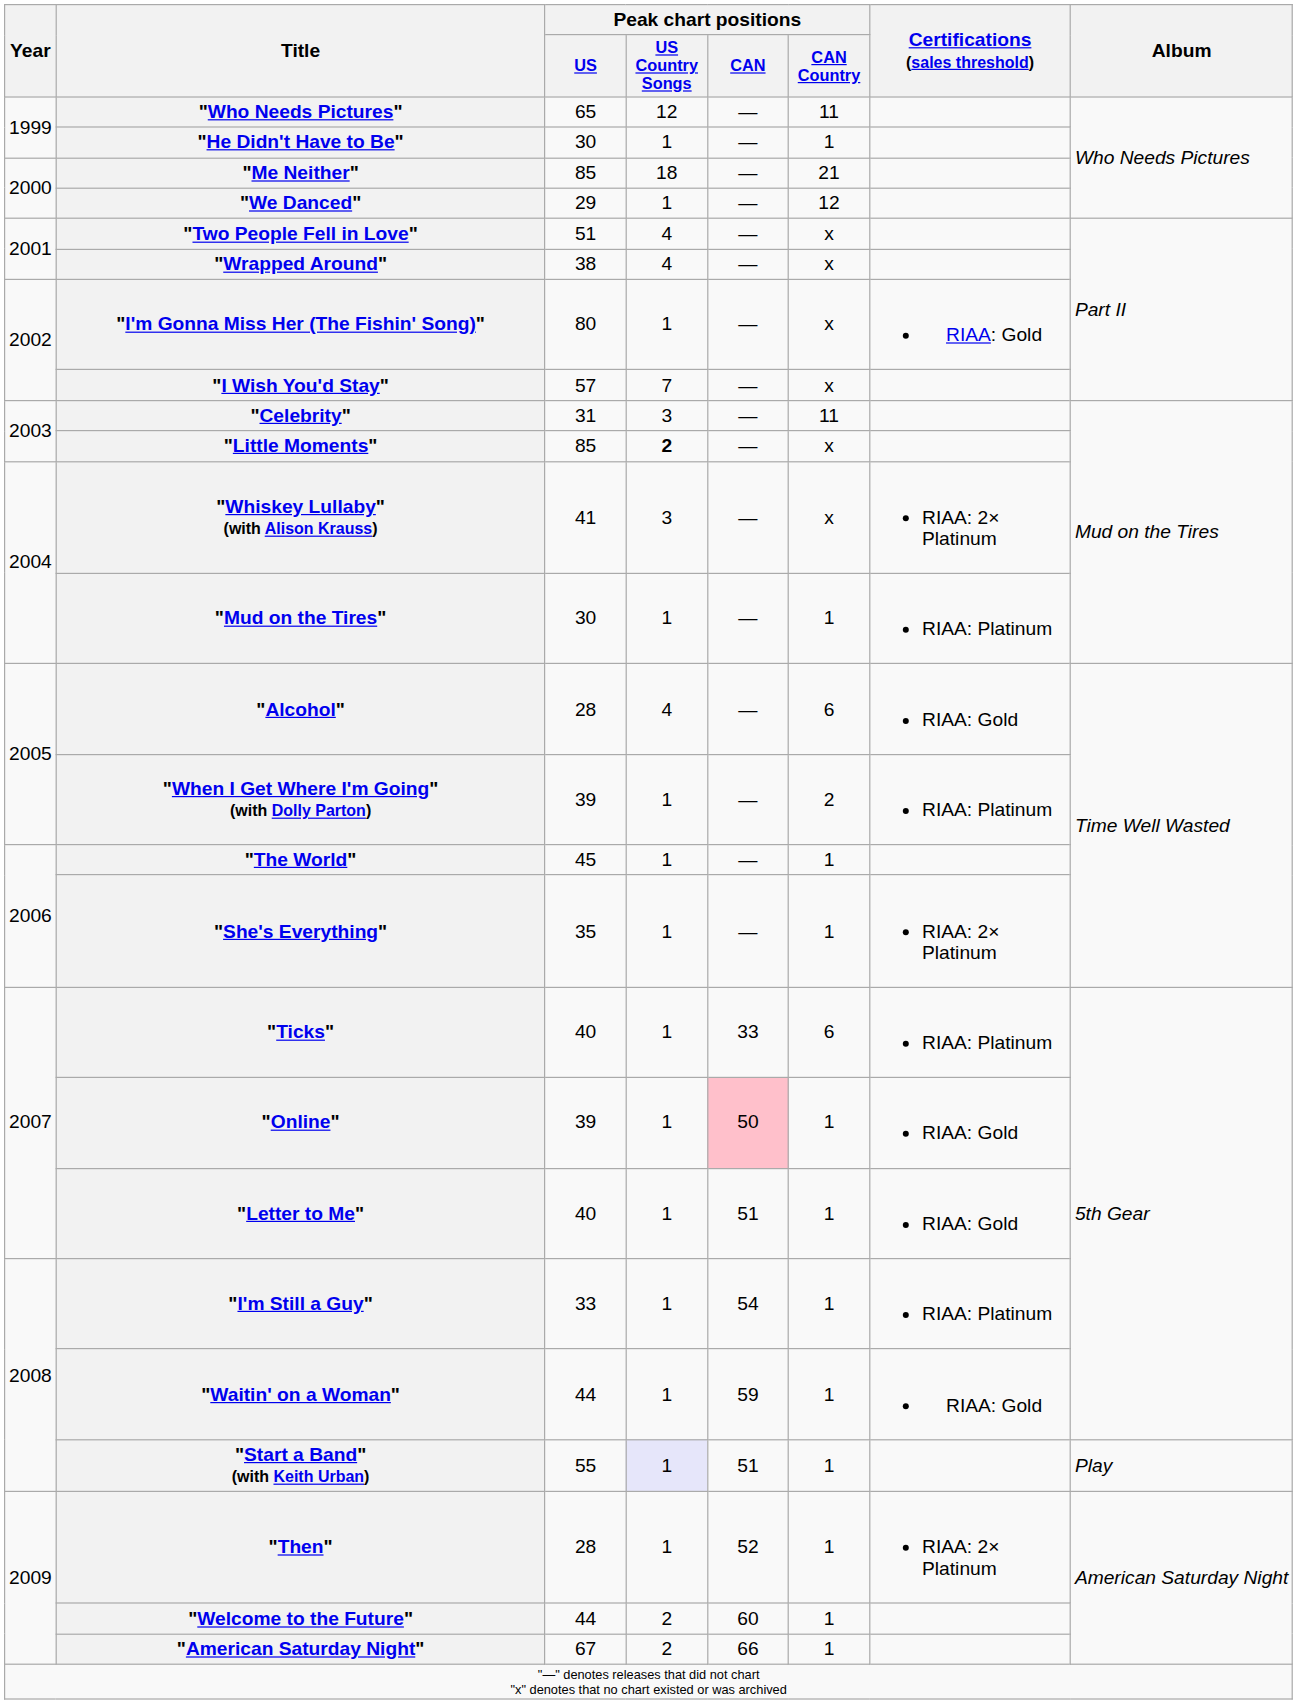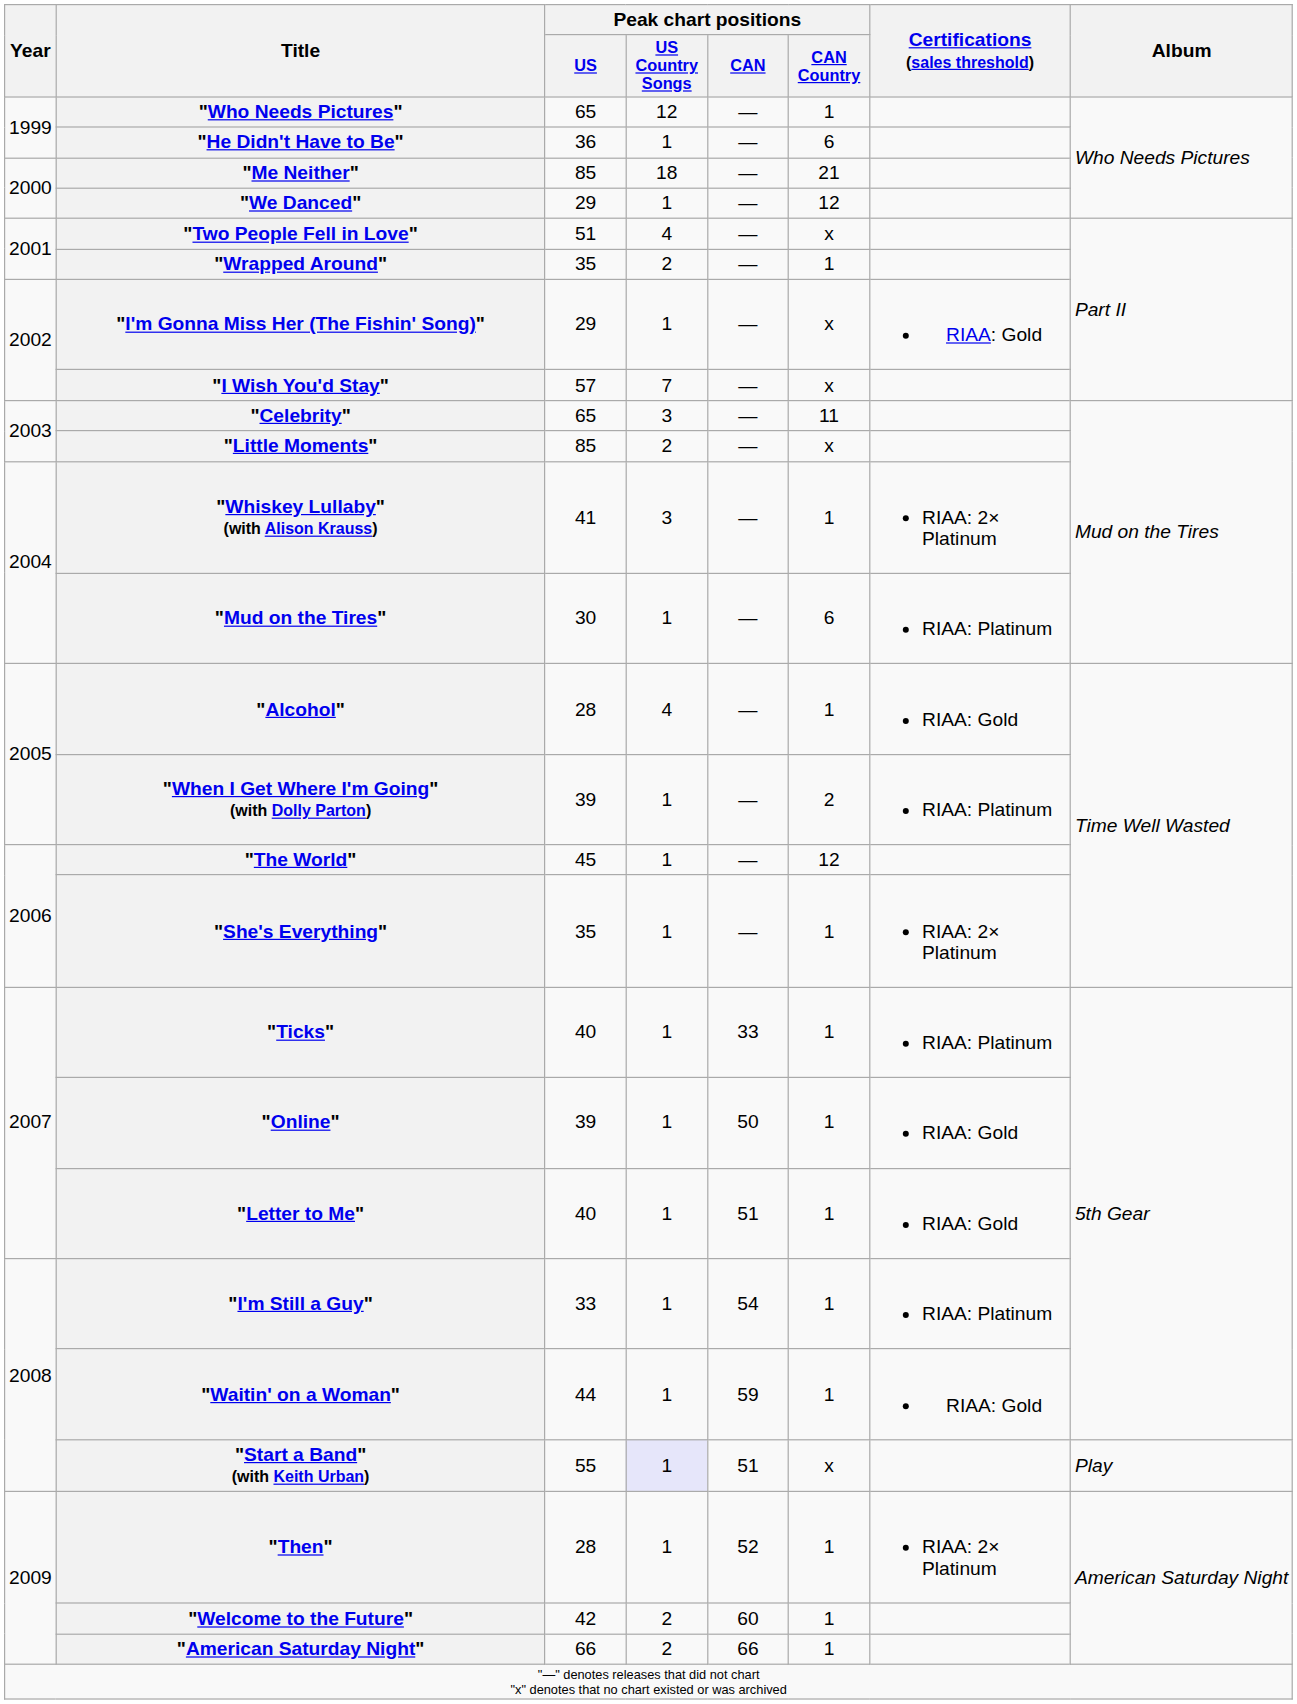(829, 111) 11 -> (829, 111) 1
(586, 142) 30 -> (586, 142) 36
(829, 142) 1 -> (829, 142) 6
(586, 264) 38 -> (586, 264) 35
(667, 264) 4 -> (667, 264) 2
(829, 264) x -> (829, 264) 1
(586, 324) 80 -> (586, 324) 29
(586, 415) 31 -> (586, 415) 65
(667, 445) bold -> (667, 445) normal
(829, 517) x -> (829, 517) 1
(829, 618) 1 -> (829, 618) 6
(829, 708) 6 -> (829, 708) 1
(829, 859) 1 -> (829, 859) 12
(829, 1032) 6 -> (829, 1032) 1
(748, 1122) pink background -> (748, 1122) no background
(829, 1465) 1 -> (829, 1465) x
(586, 1618) 44 -> (586, 1618) 42
(586, 1649) 67 -> (586, 1649) 66
